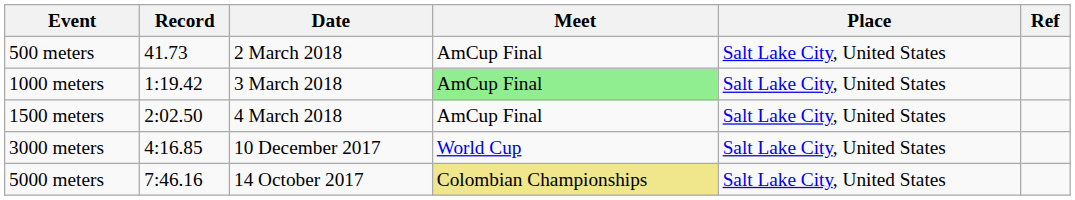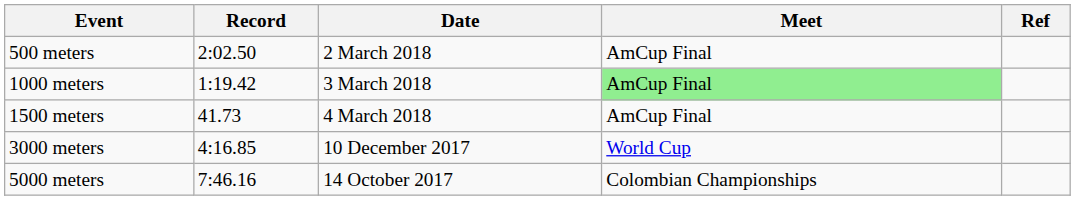- column: (869, 20)
(166, 52) 41.73 -> (227, 52) 2:02.50
(173, 116) 2:02.50 -> (219, 116) 41.73
(542, 179) khaki background -> (712, 179) no background
